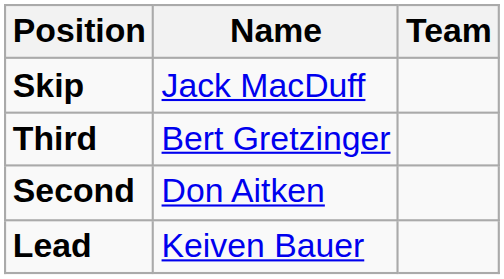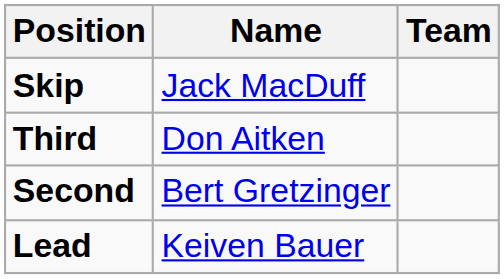(276, 138) Bert Gretzinger -> (243, 138) Don Aitken
(243, 191) Don Aitken -> (276, 191) Bert Gretzinger
